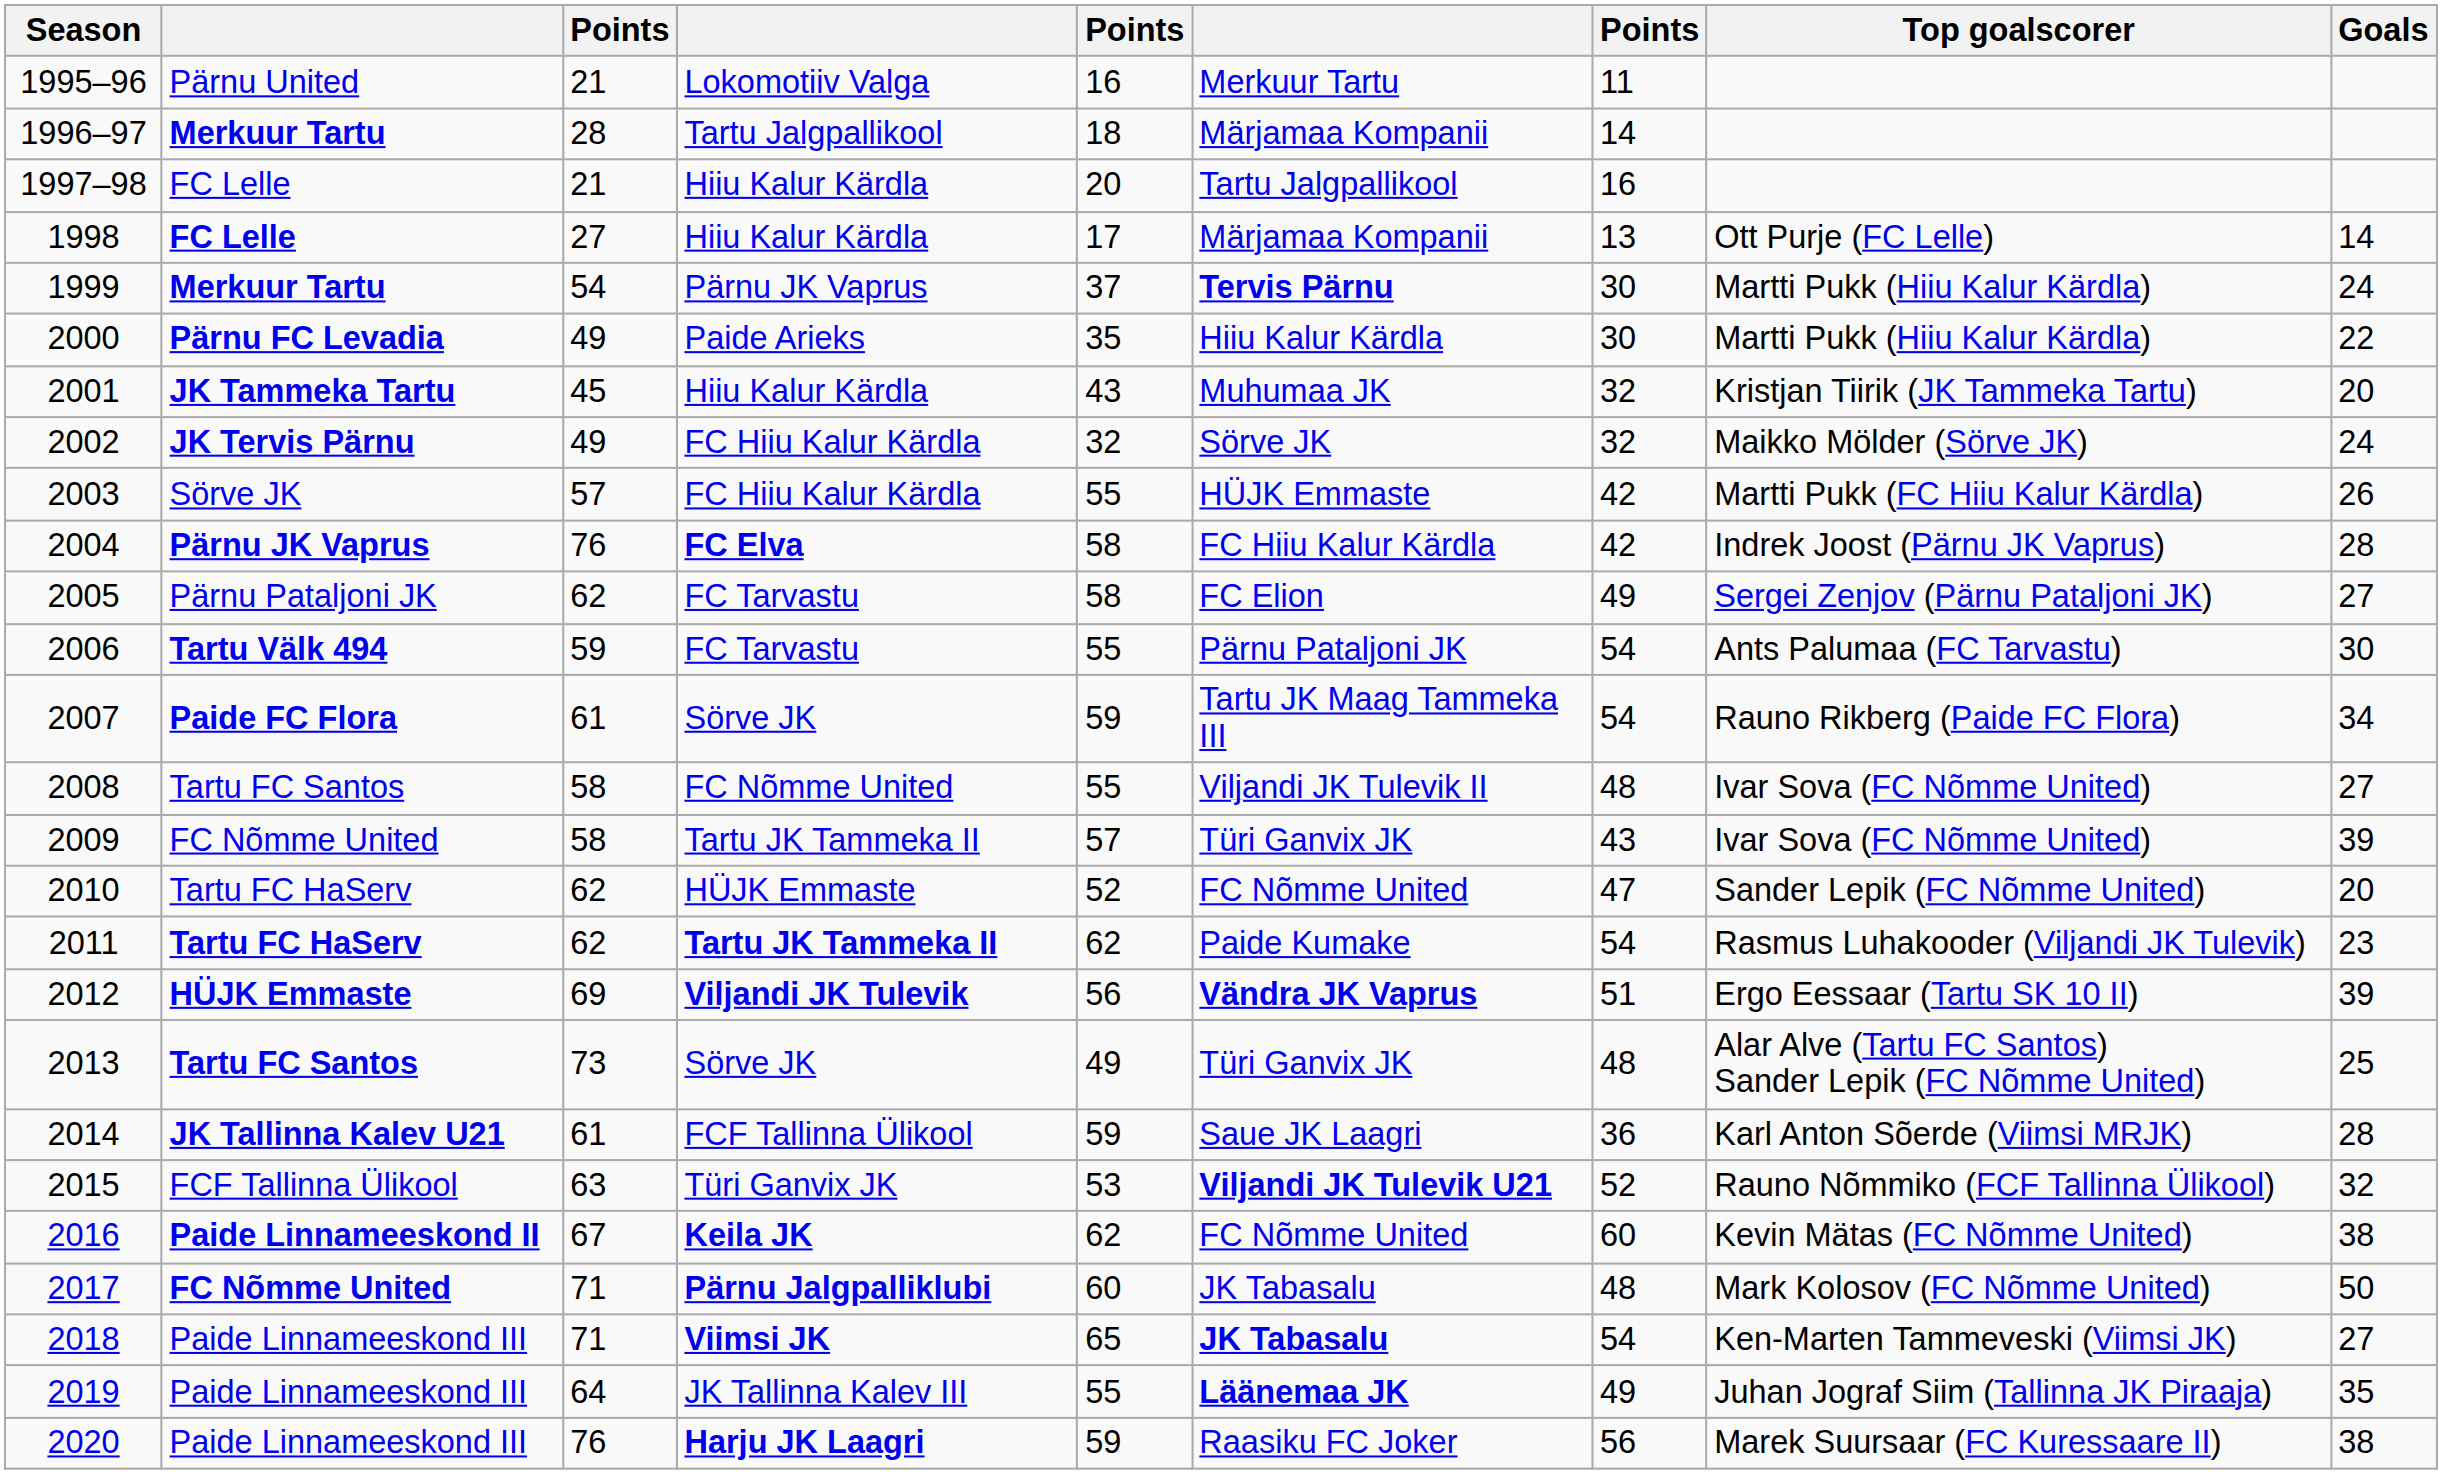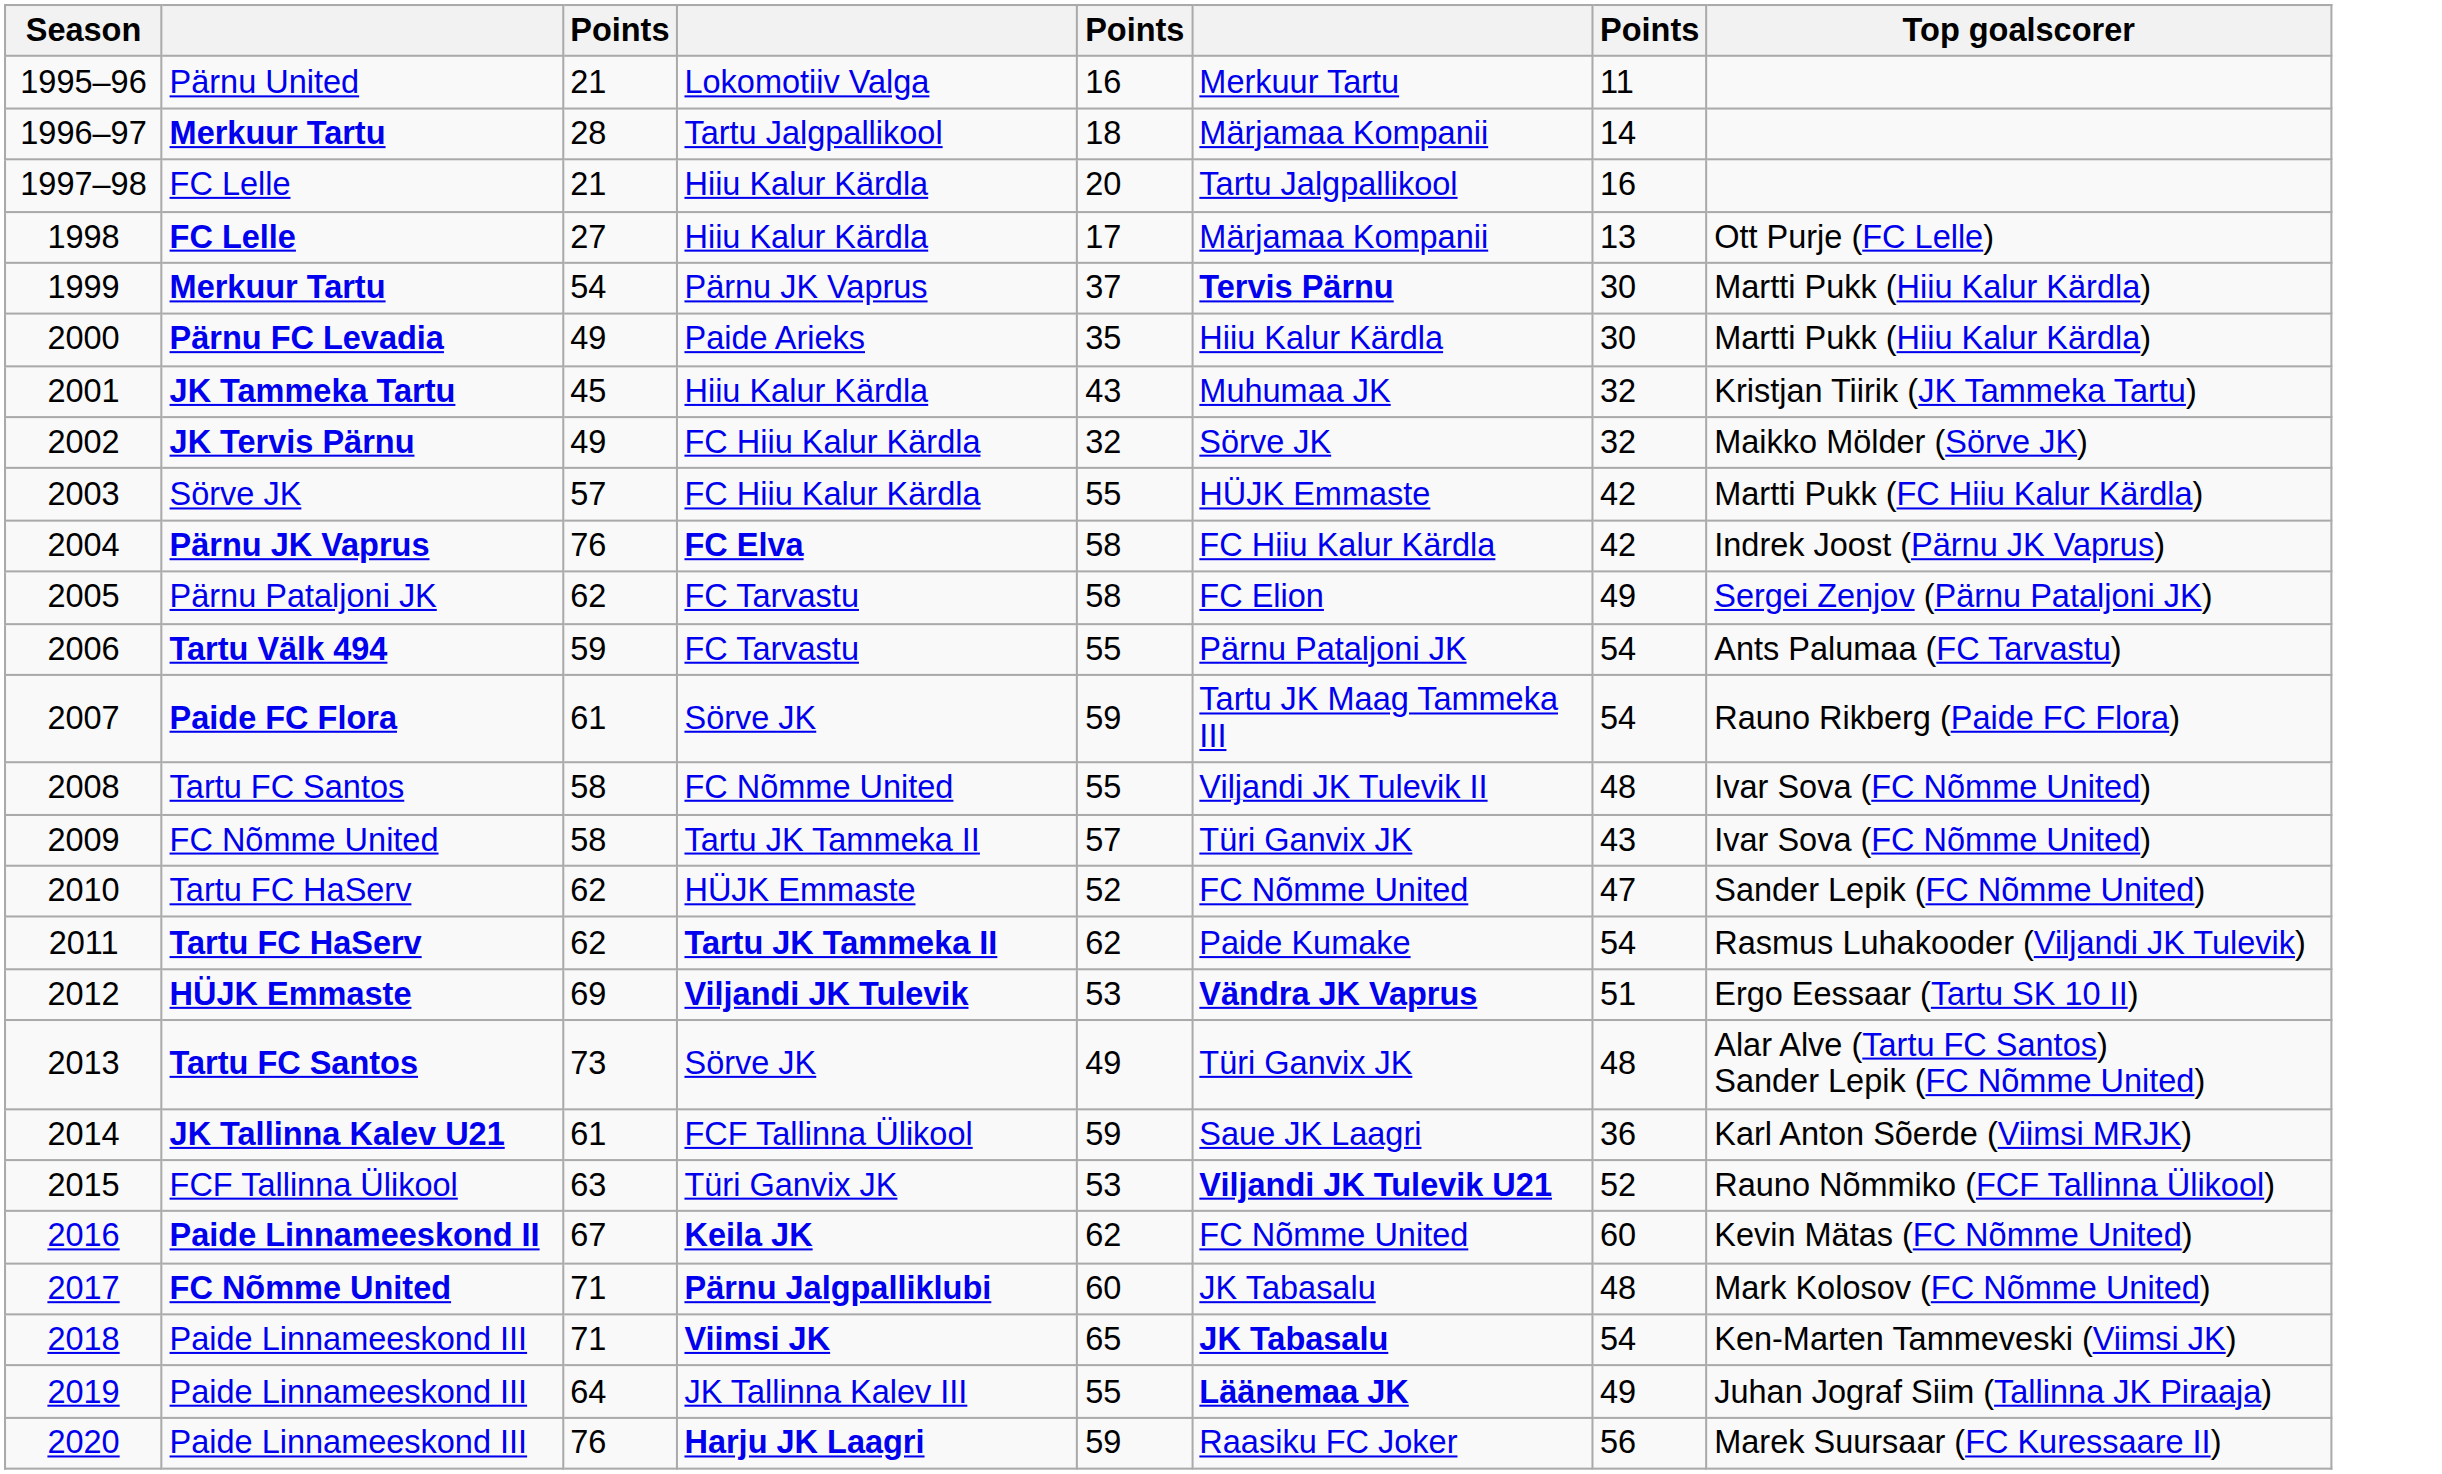- column: (2383, 30)
(1103, 993) 56 -> (1103, 993) 53
